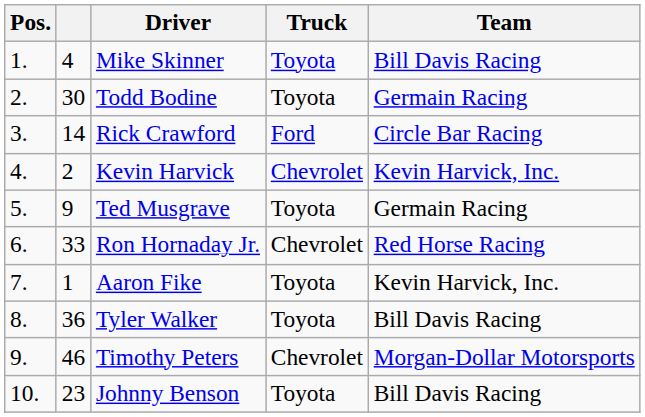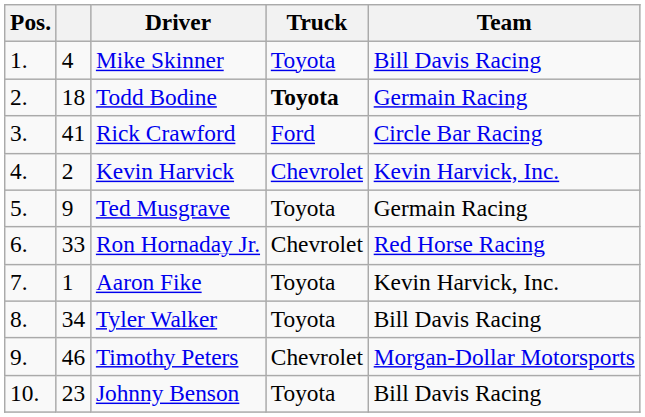(73, 97) 30 -> (73, 97) 18
(303, 97) normal -> (305, 97) bold
(73, 134) 14 -> (73, 134) 41
(73, 319) 36 -> (73, 319) 34
